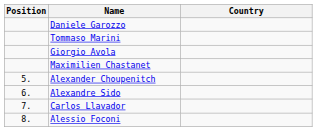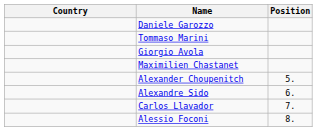columns swapped: (26, 11) <-> (246, 11)
